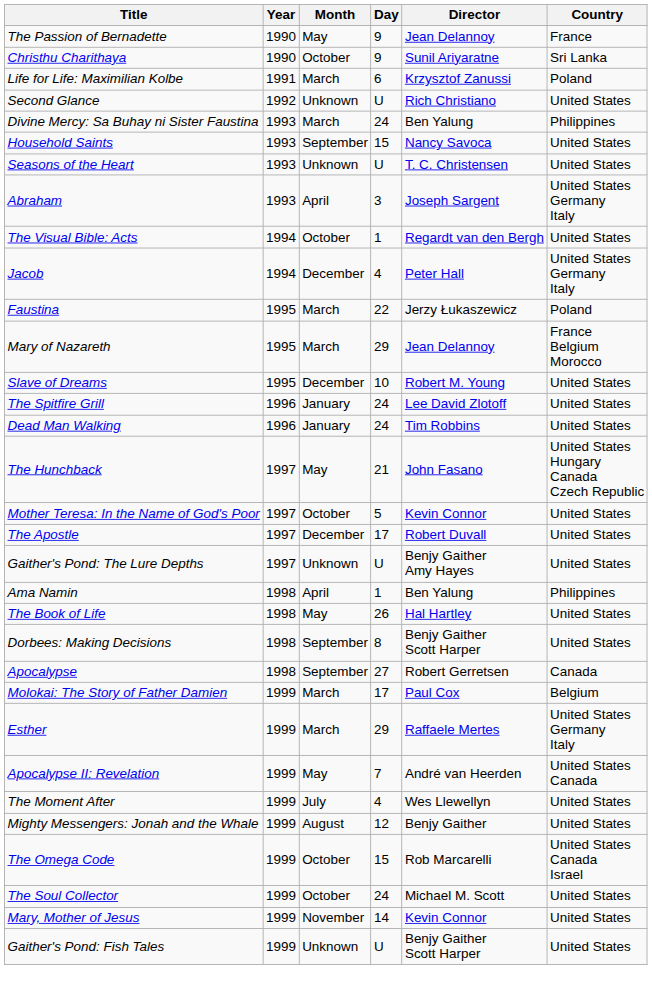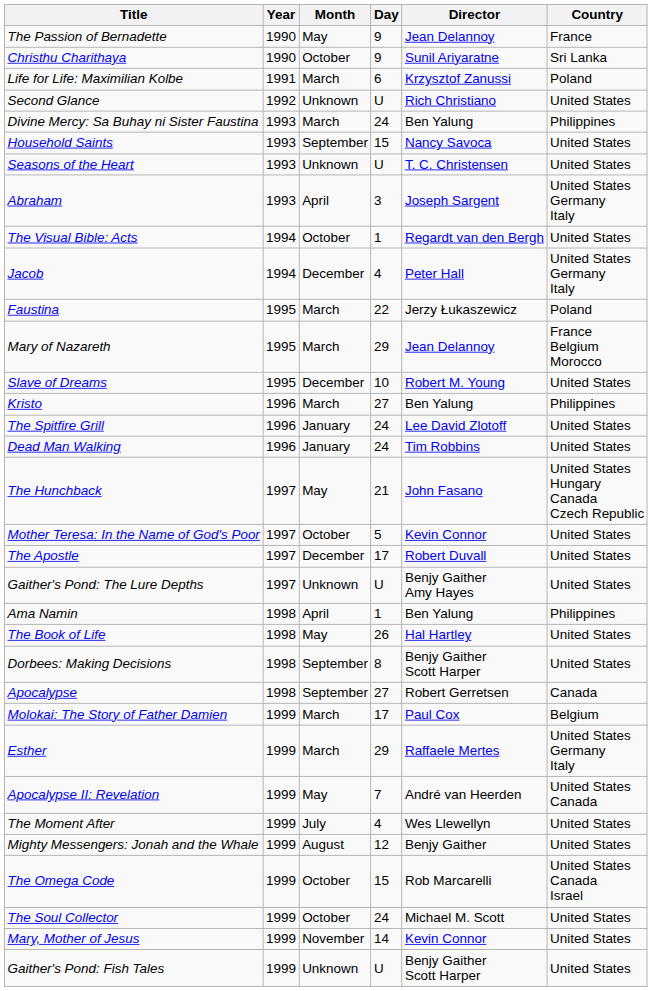+ row: (25, 404)
